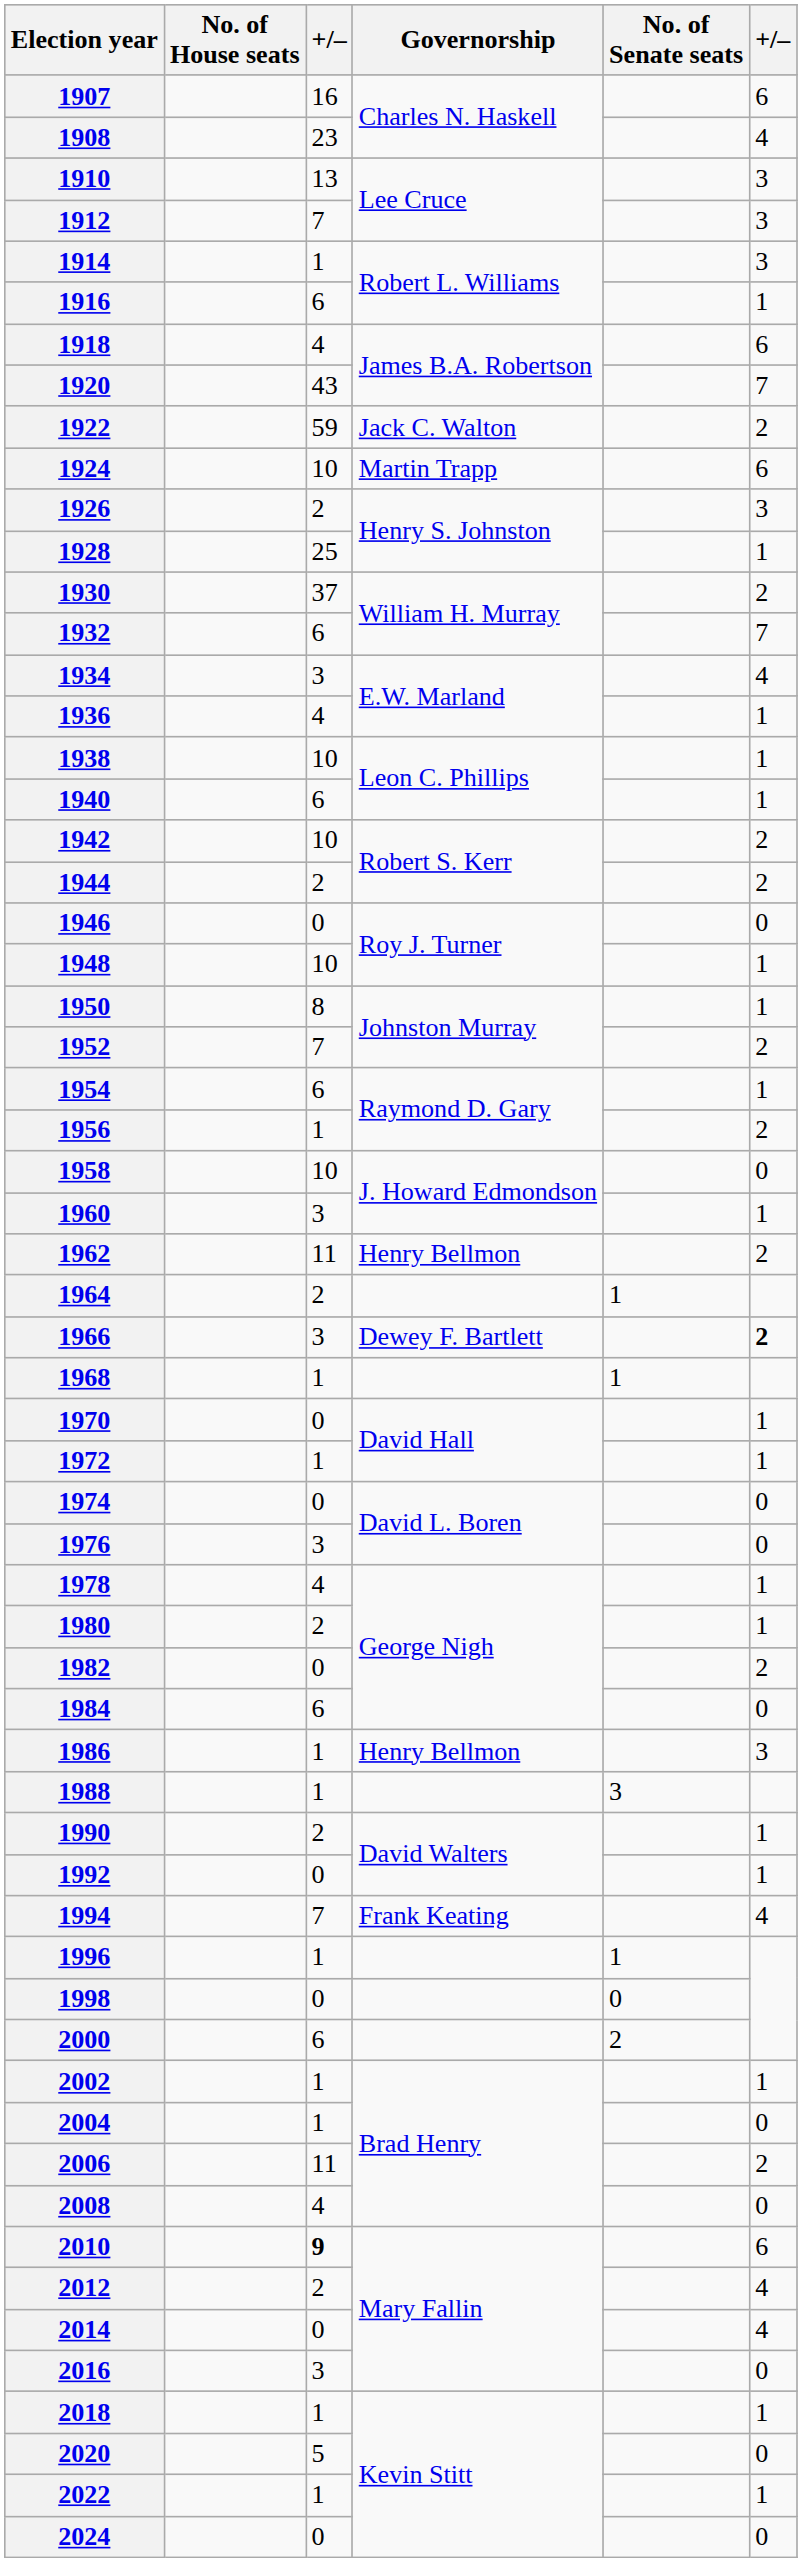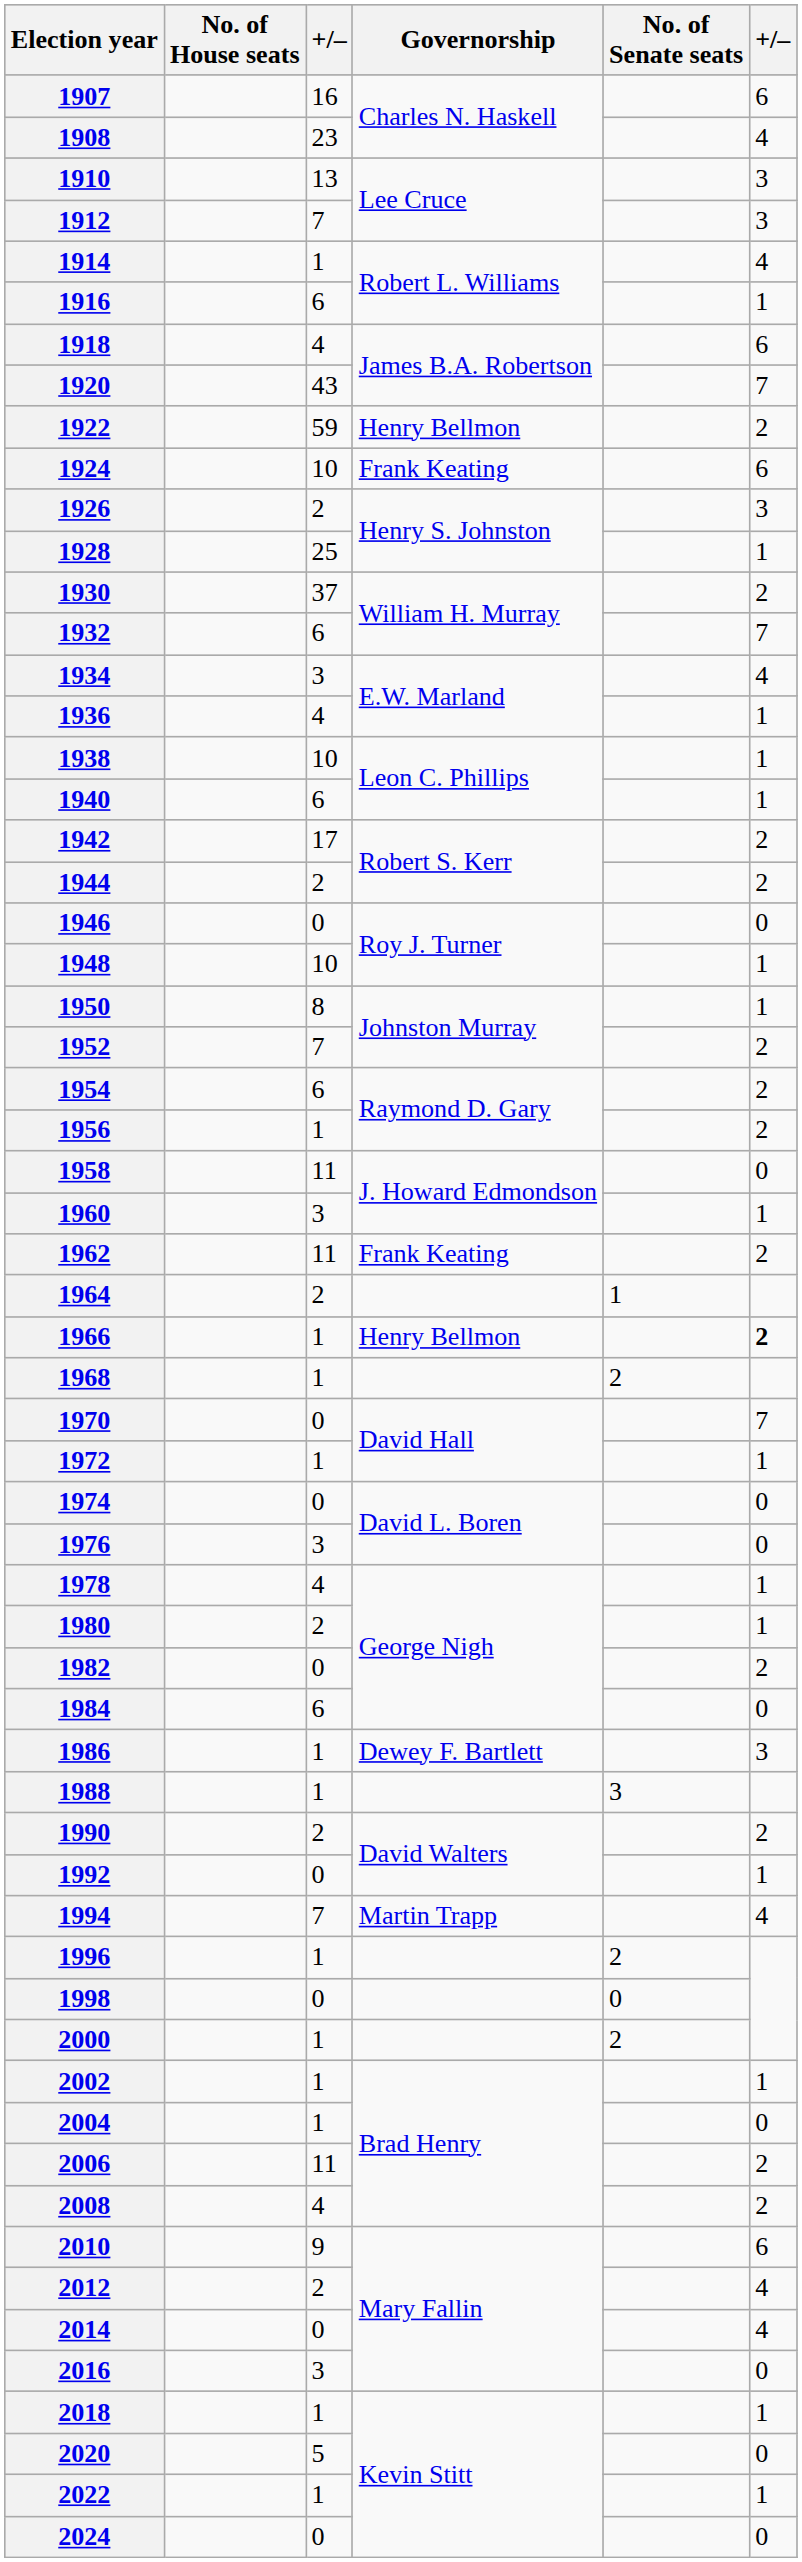(762, 261) 3 -> (762, 261) 4
(438, 426) Jack C. Walton -> (440, 426) Henry Bellmon
(428, 468) Martin Trapp -> (434, 468) Frank Keating
(325, 840) 10 -> (325, 840) 17
(762, 1088) 1 -> (762, 1088) 2
(325, 1171) 10 -> (324, 1171) 11
(440, 1253) Henry Bellmon -> (434, 1253) Frank Keating
(318, 1336) 3 -> (318, 1336) 1
(451, 1336) Dewey F. Bartlett -> (440, 1336) Henry Bellmon
(616, 1378) 1 -> (616, 1378) 2
(762, 1419) 1 -> (762, 1419) 7
(440, 1750) Henry Bellmon -> (451, 1750) Dewey F. Bartlett
(762, 1833) 1 -> (762, 1833) 2
(434, 1915) Frank Keating -> (428, 1915) Martin Trapp
(616, 1957) 1 -> (616, 1957) 2
(318, 2039) 6 -> (318, 2039) 1
(762, 2205) 0 -> (762, 2205) 2
(318, 2246) bold -> (318, 2246) normal
